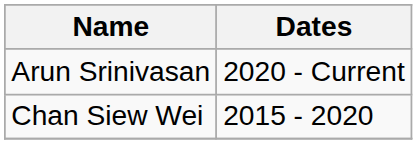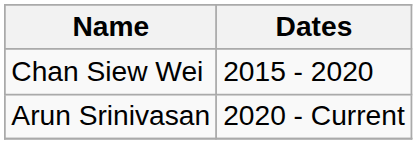rows swapped: (111, 71) <-> (107, 116)
